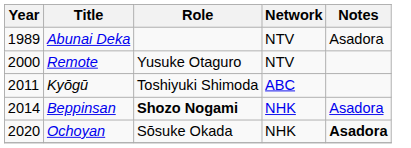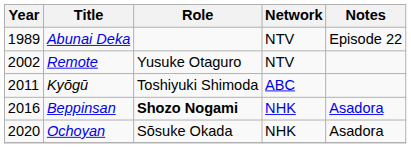(356, 39) Asadora -> (366, 39) Episode 22
(24, 62) 2000 -> (24, 62) 2002
(24, 108) 2014 -> (24, 108) 2016
(358, 131) bold -> (356, 131) normal
